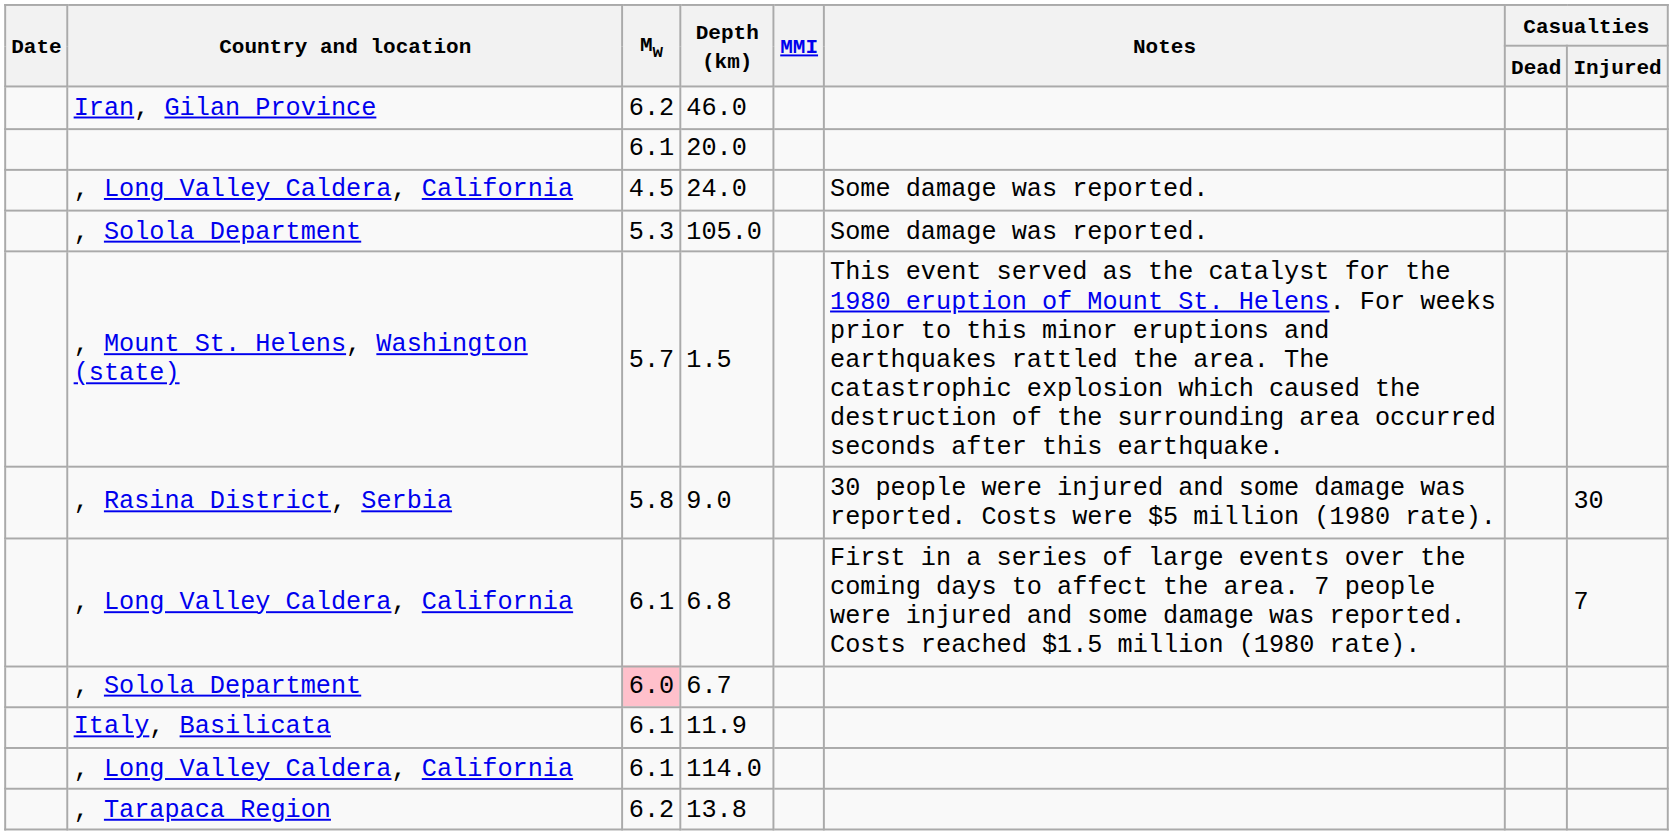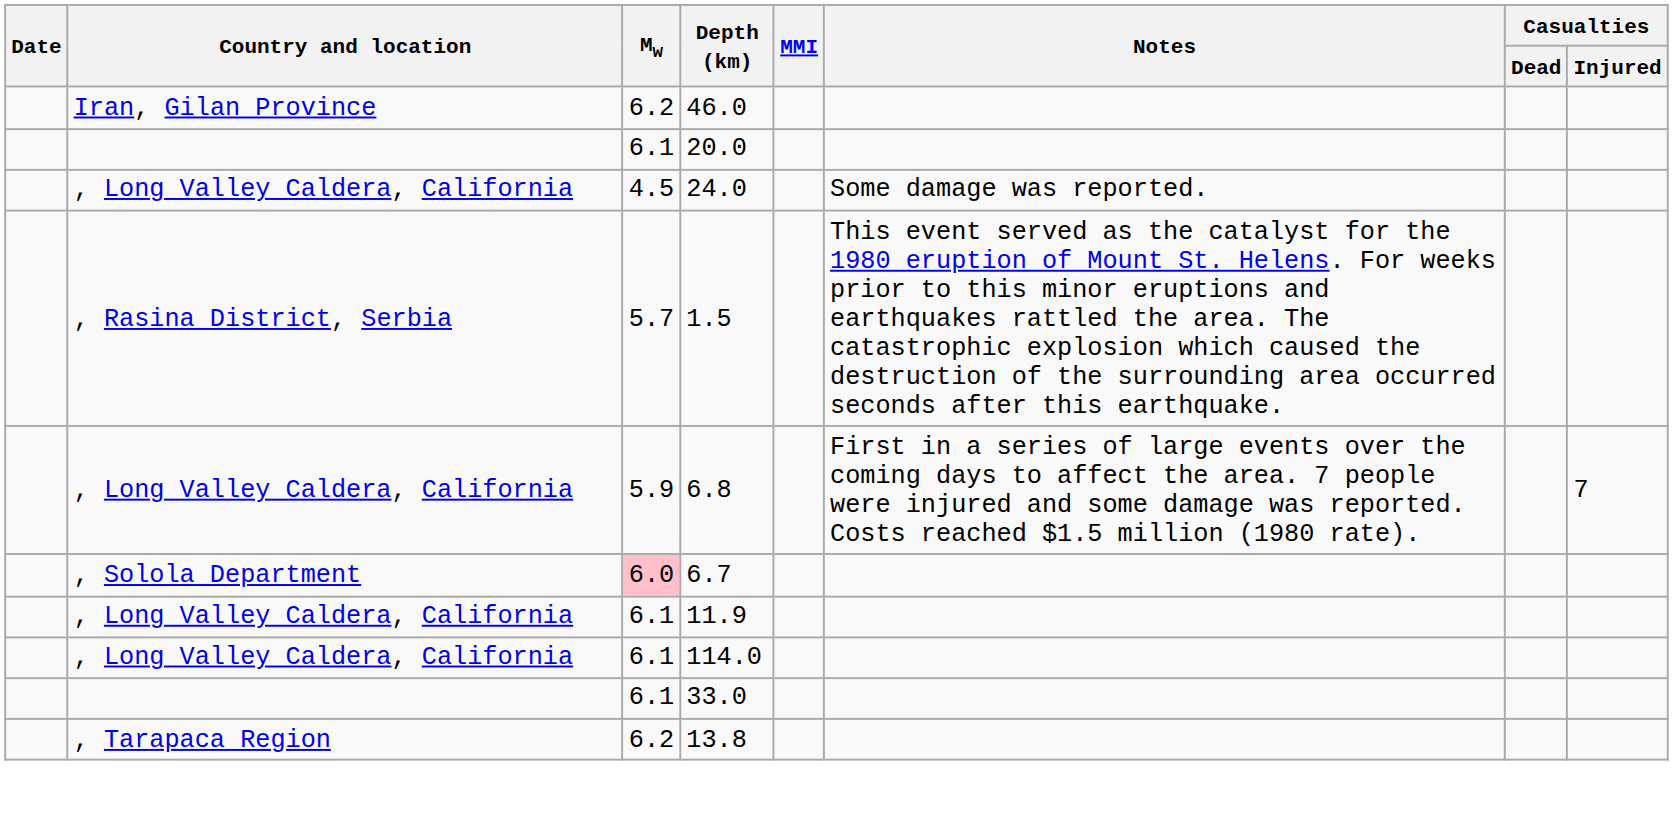- row: (724, 231)
(301, 359) , Mount St. Helens, Washington (state) -> (263, 318) , Rasina District, Serbia
- row: (709, 502)
(652, 602) 6.1 -> (652, 490) 5.9
(202, 728) Italy, Basilicata -> (323, 616) , Long Valley Caldera, California
+ row: (717, 698)
